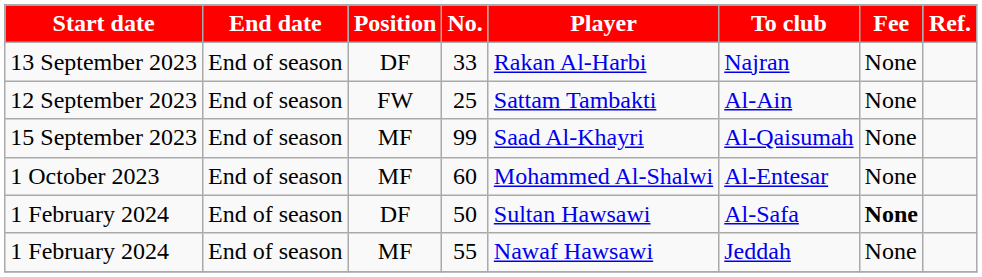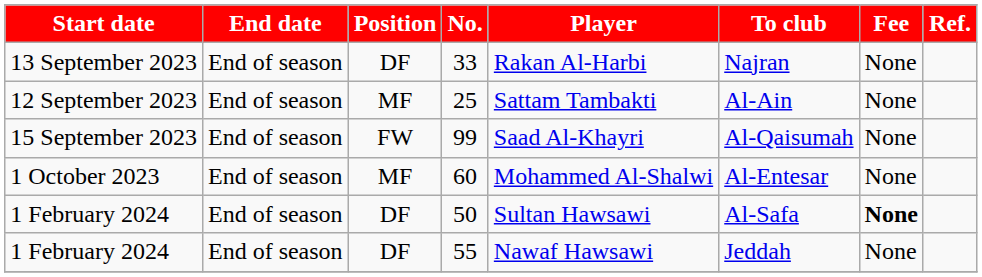(395, 99) FW -> (395, 99) MF
(395, 137) MF -> (395, 137) FW
(395, 251) MF -> (395, 251) DF
